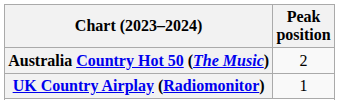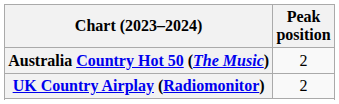(304, 85) 1 -> (304, 85) 2
